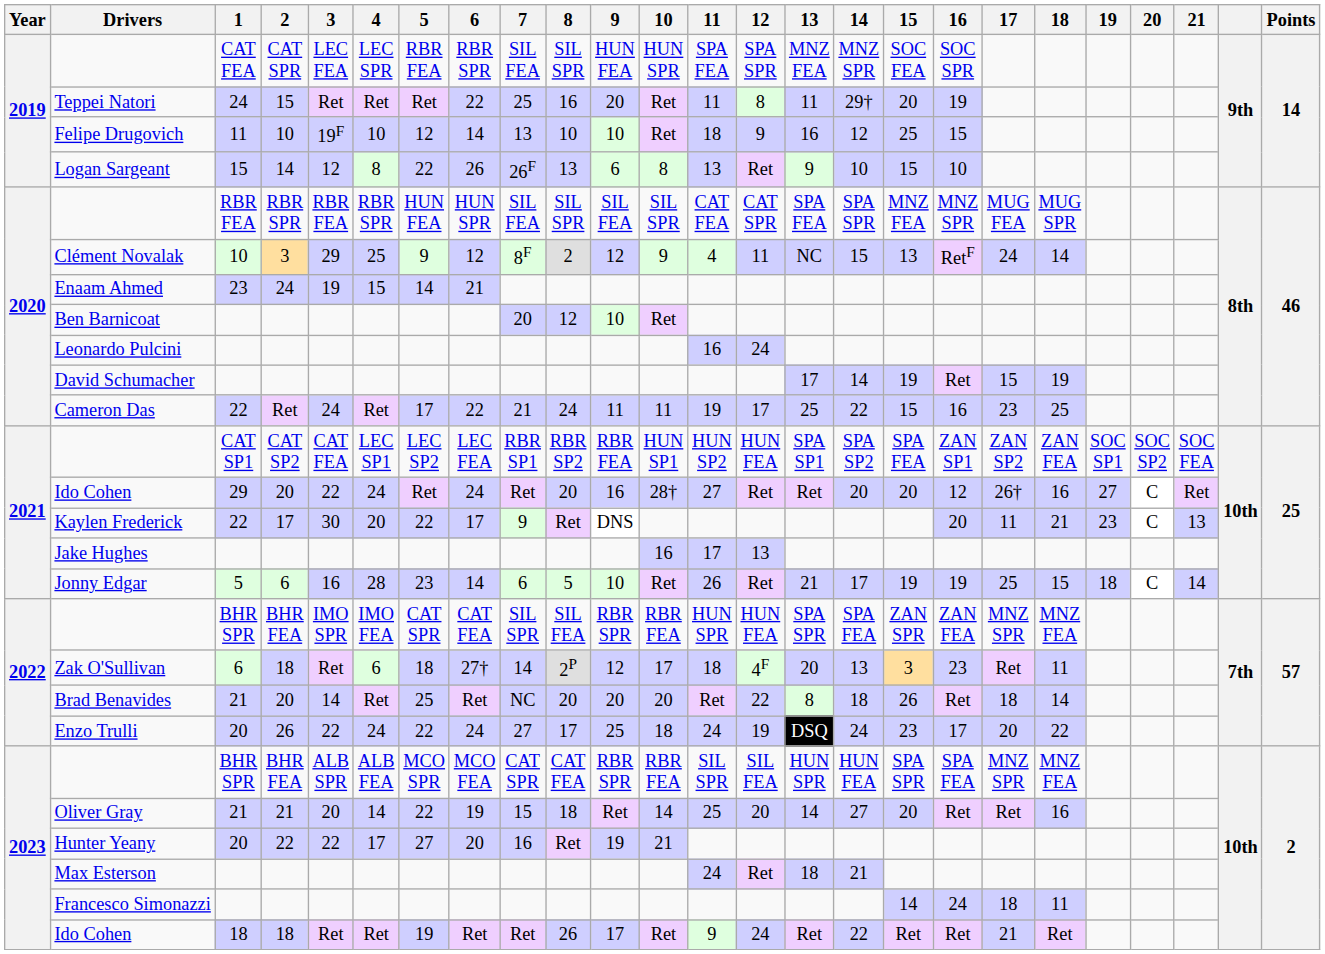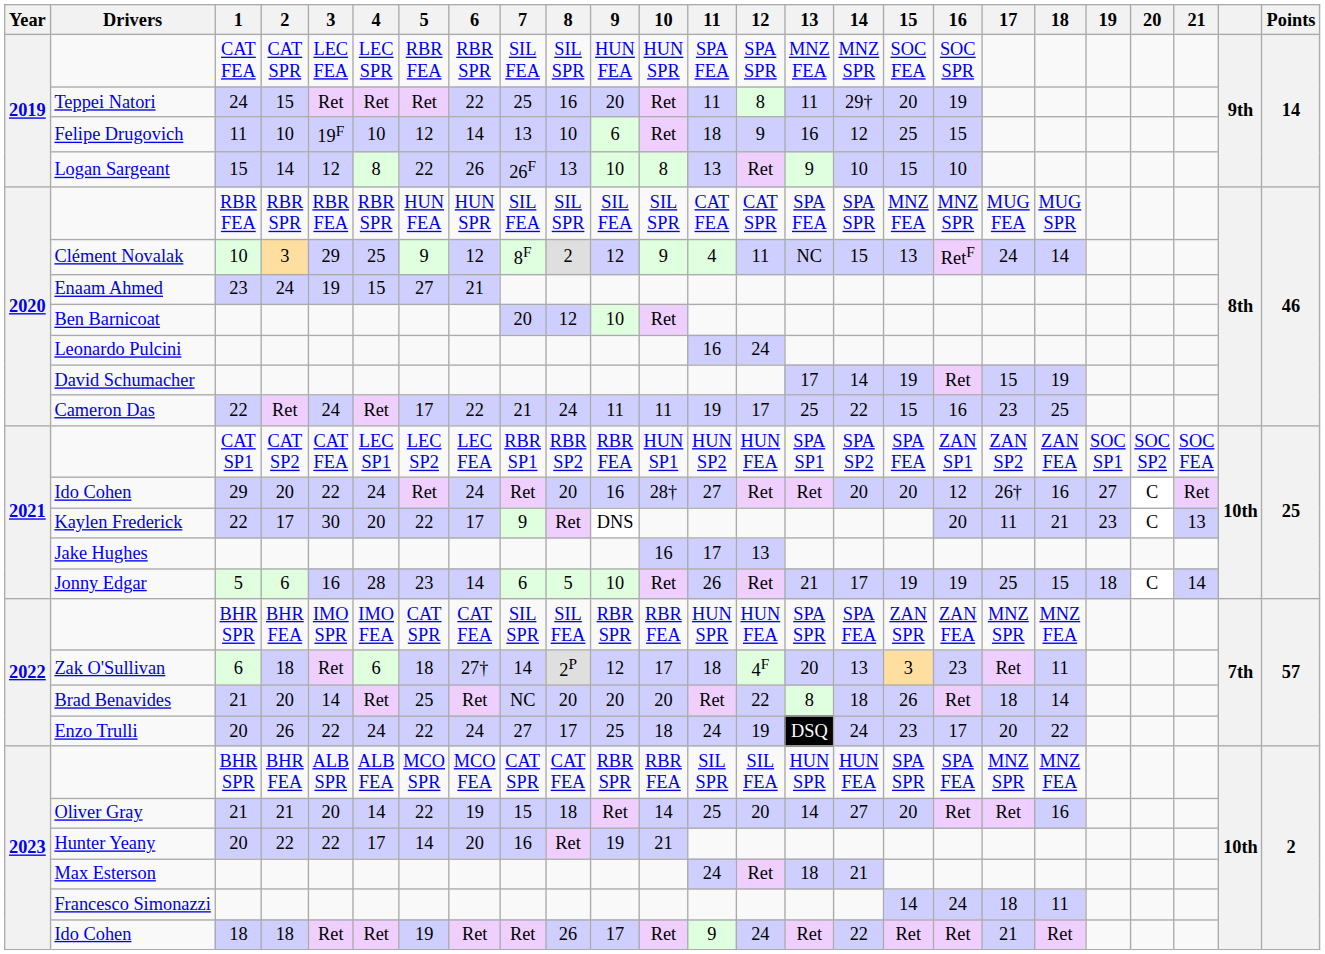(615, 134) 10 -> (615, 134) 6
(615, 169) 6 -> (615, 169) 10
(424, 288) 14 -> (424, 288) 27
(424, 842) 27 -> (424, 842) 14
